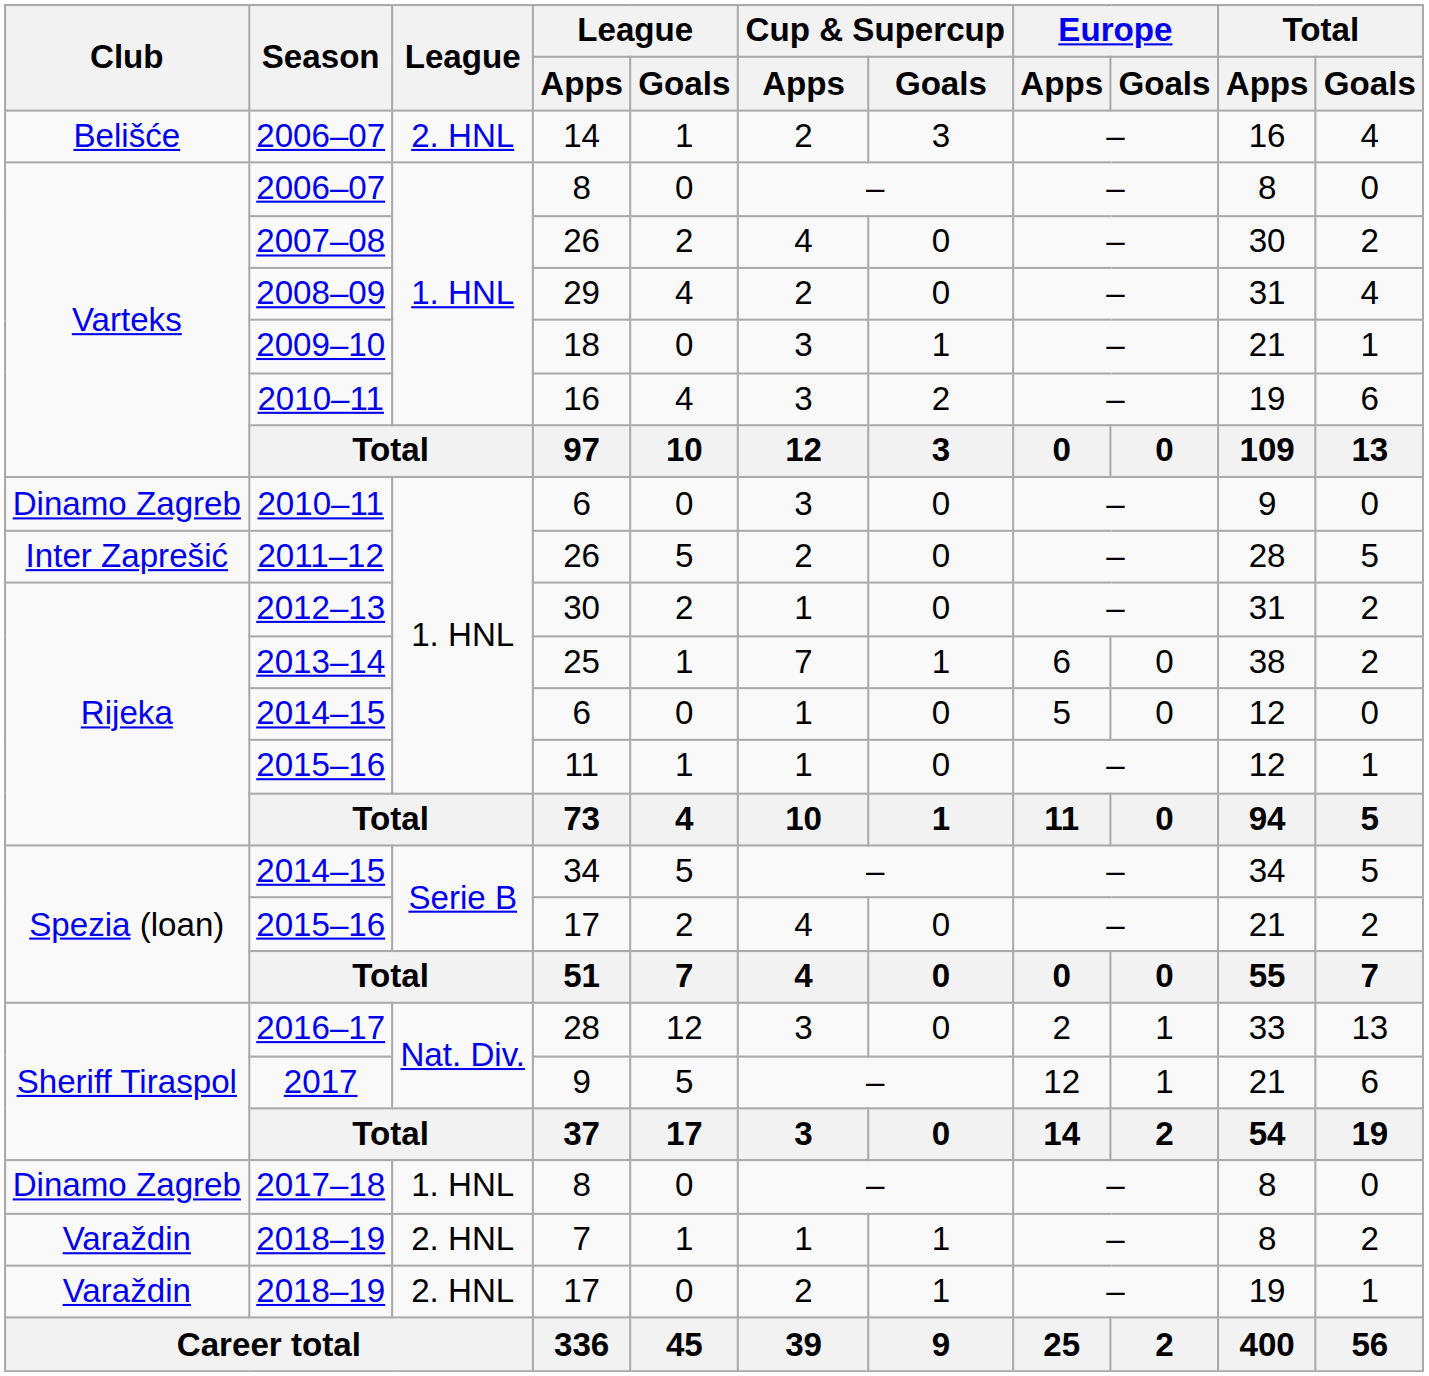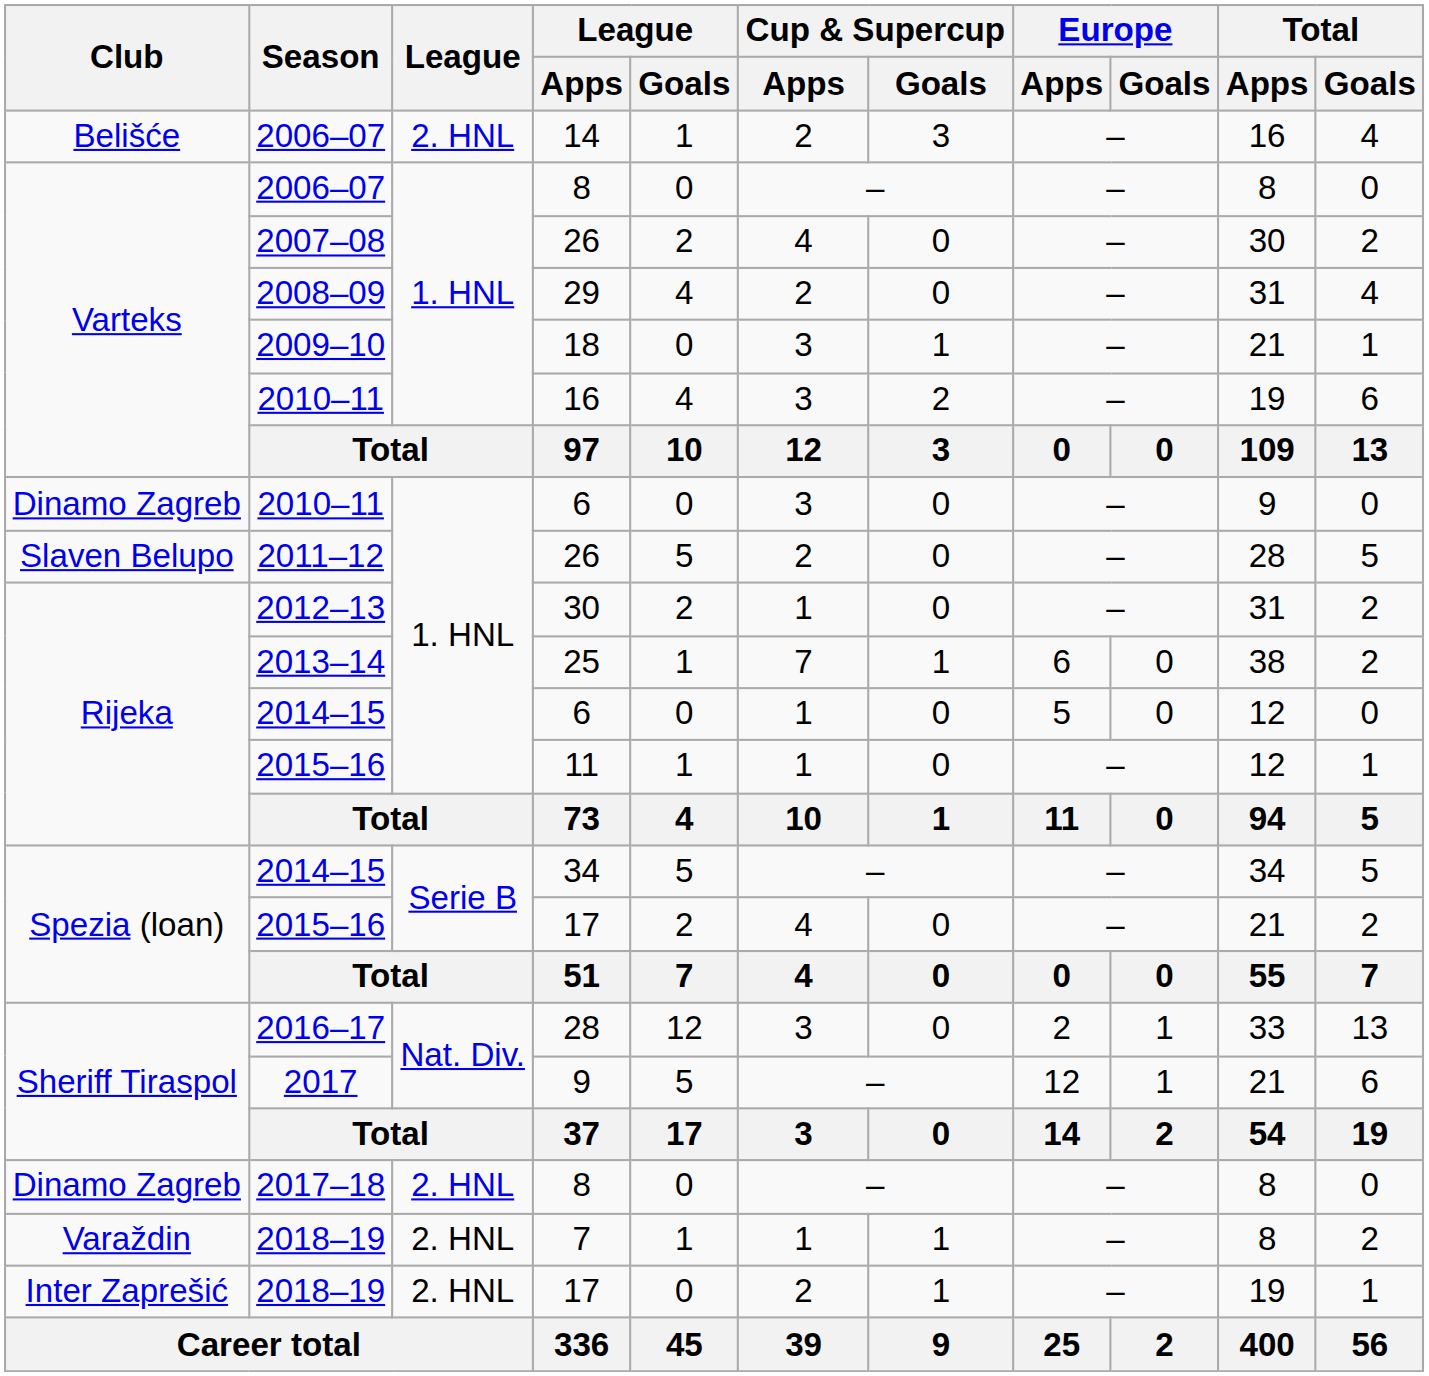(127, 556) Inter Zaprešić -> (127, 556) Slaven Belupo
(463, 1186) 1. HNL -> (463, 1186) 2. HNL
(127, 1291) Varaždin -> (127, 1291) Inter Zaprešić
